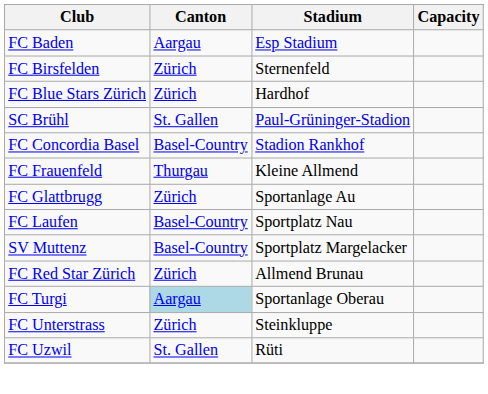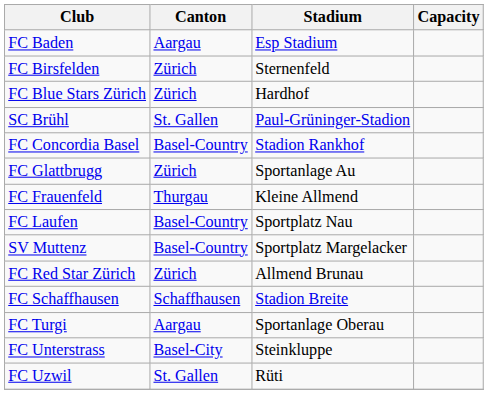rows swapped: (55, 171) <-> (55, 196)
+ row: (64, 299)
(177, 299) lightblue background -> (177, 324) no background
(175, 324) Zürich -> (188, 350) Basel-City
